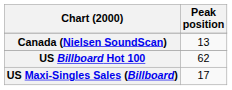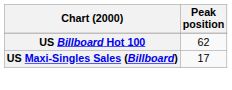- row: (92, 42)
